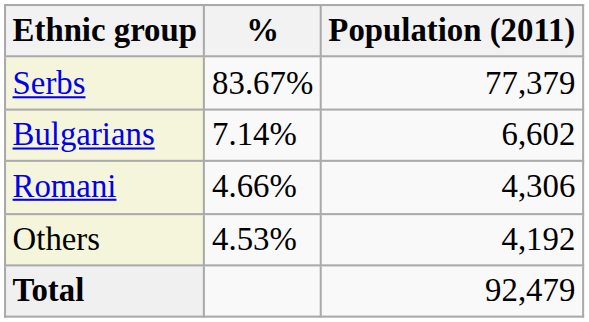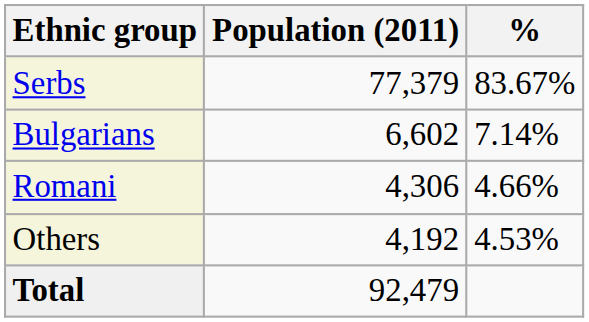columns swapped: (452, 30) <-> (263, 30)
